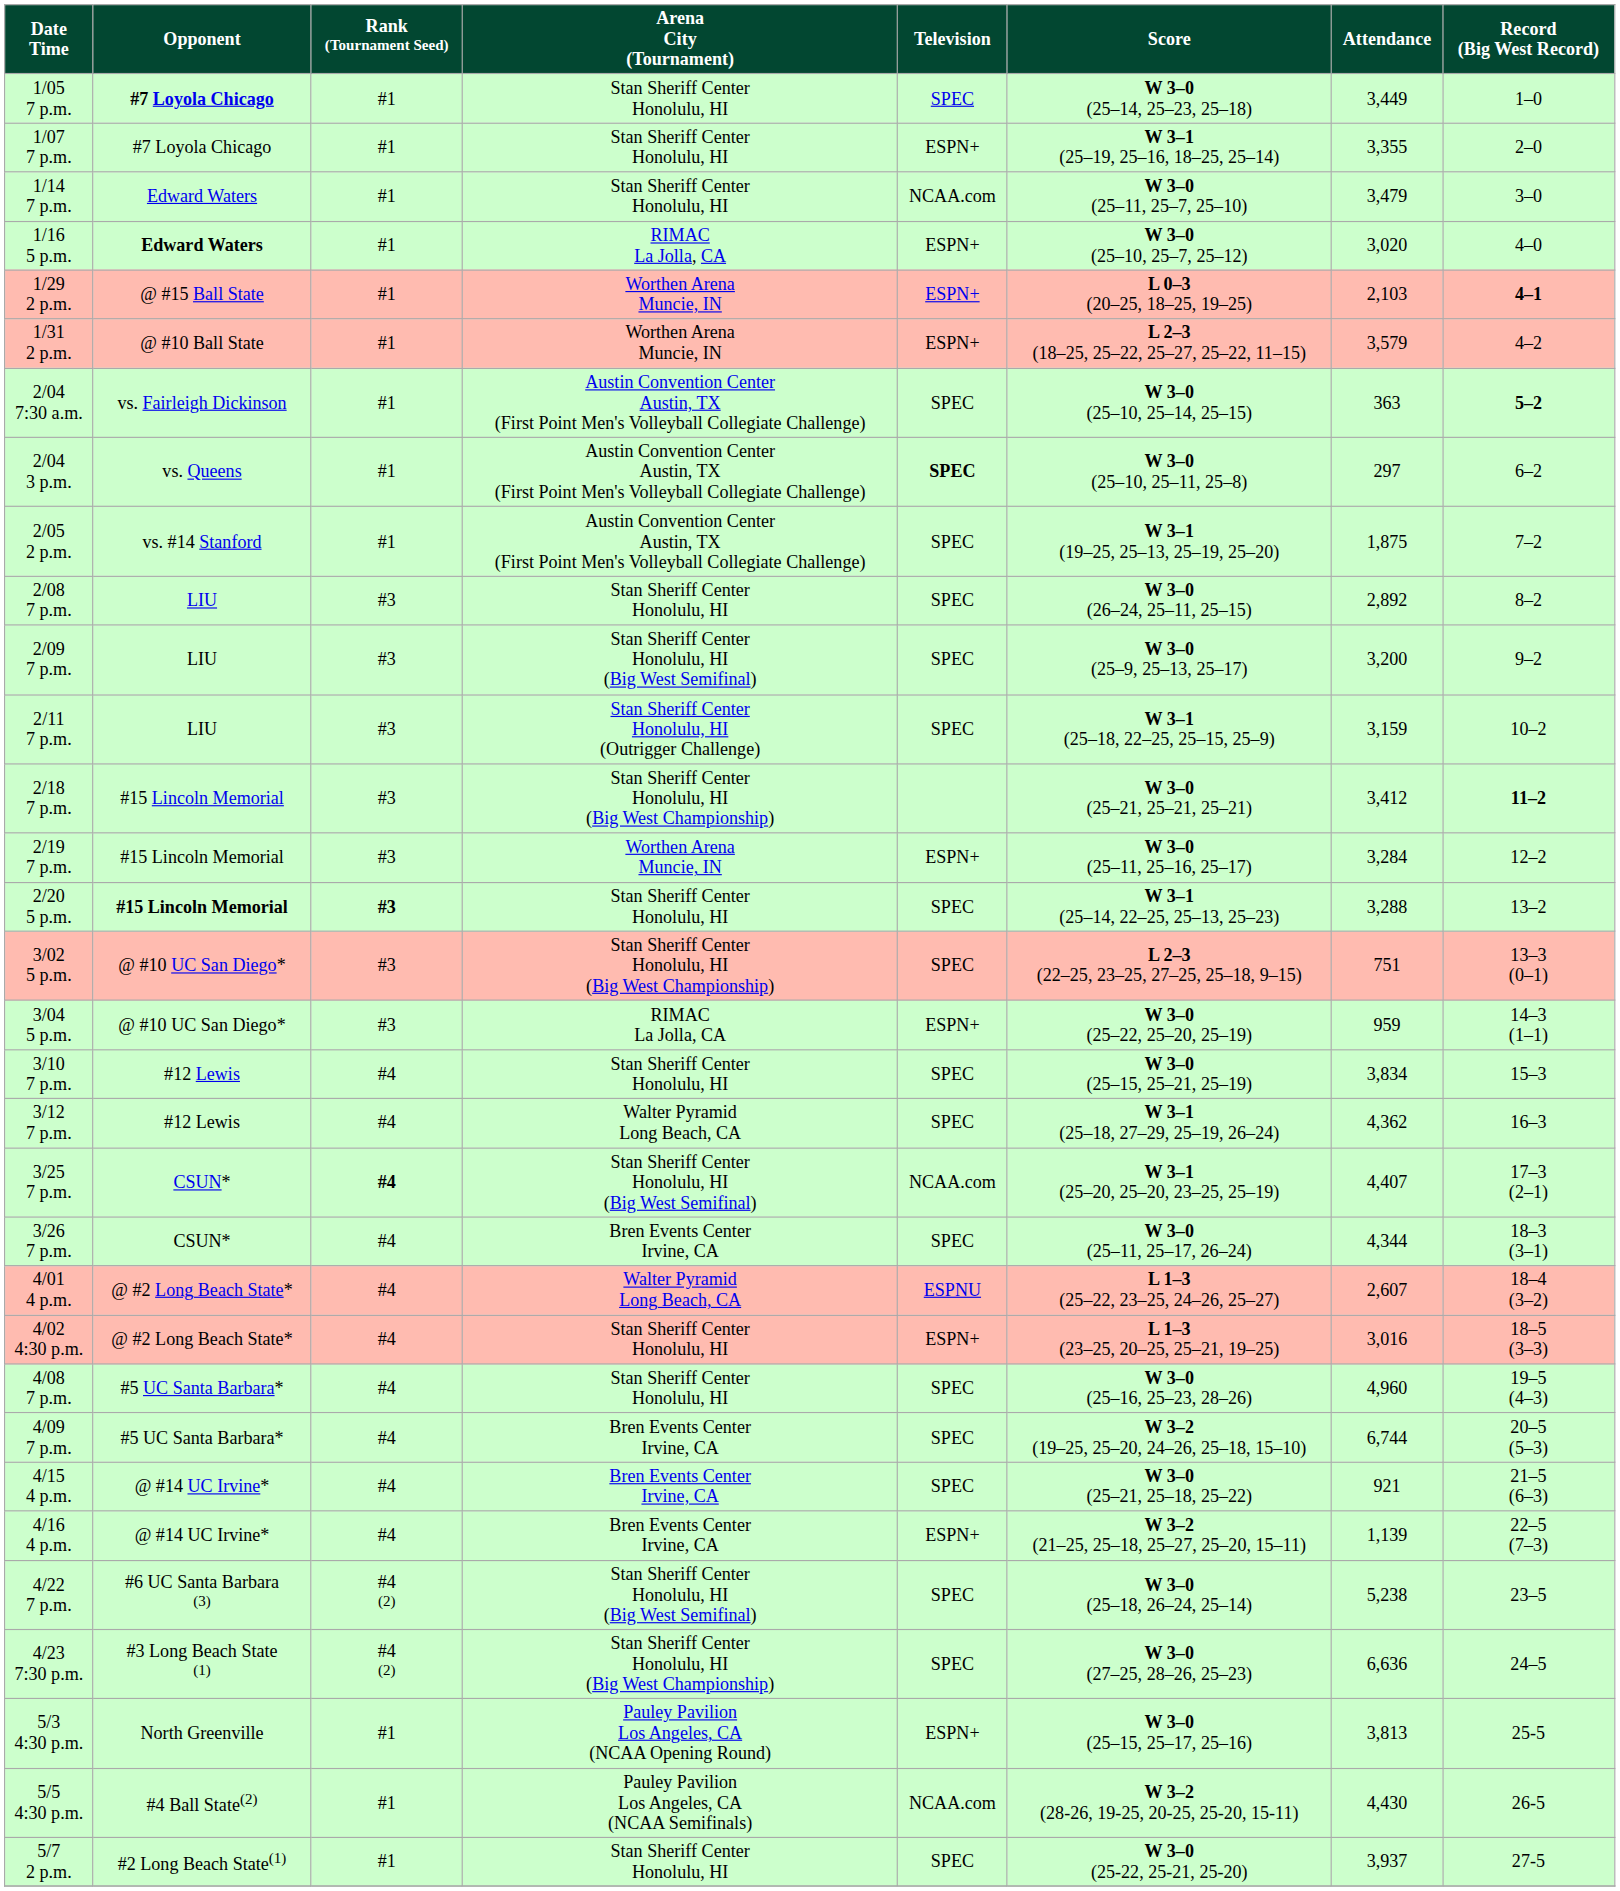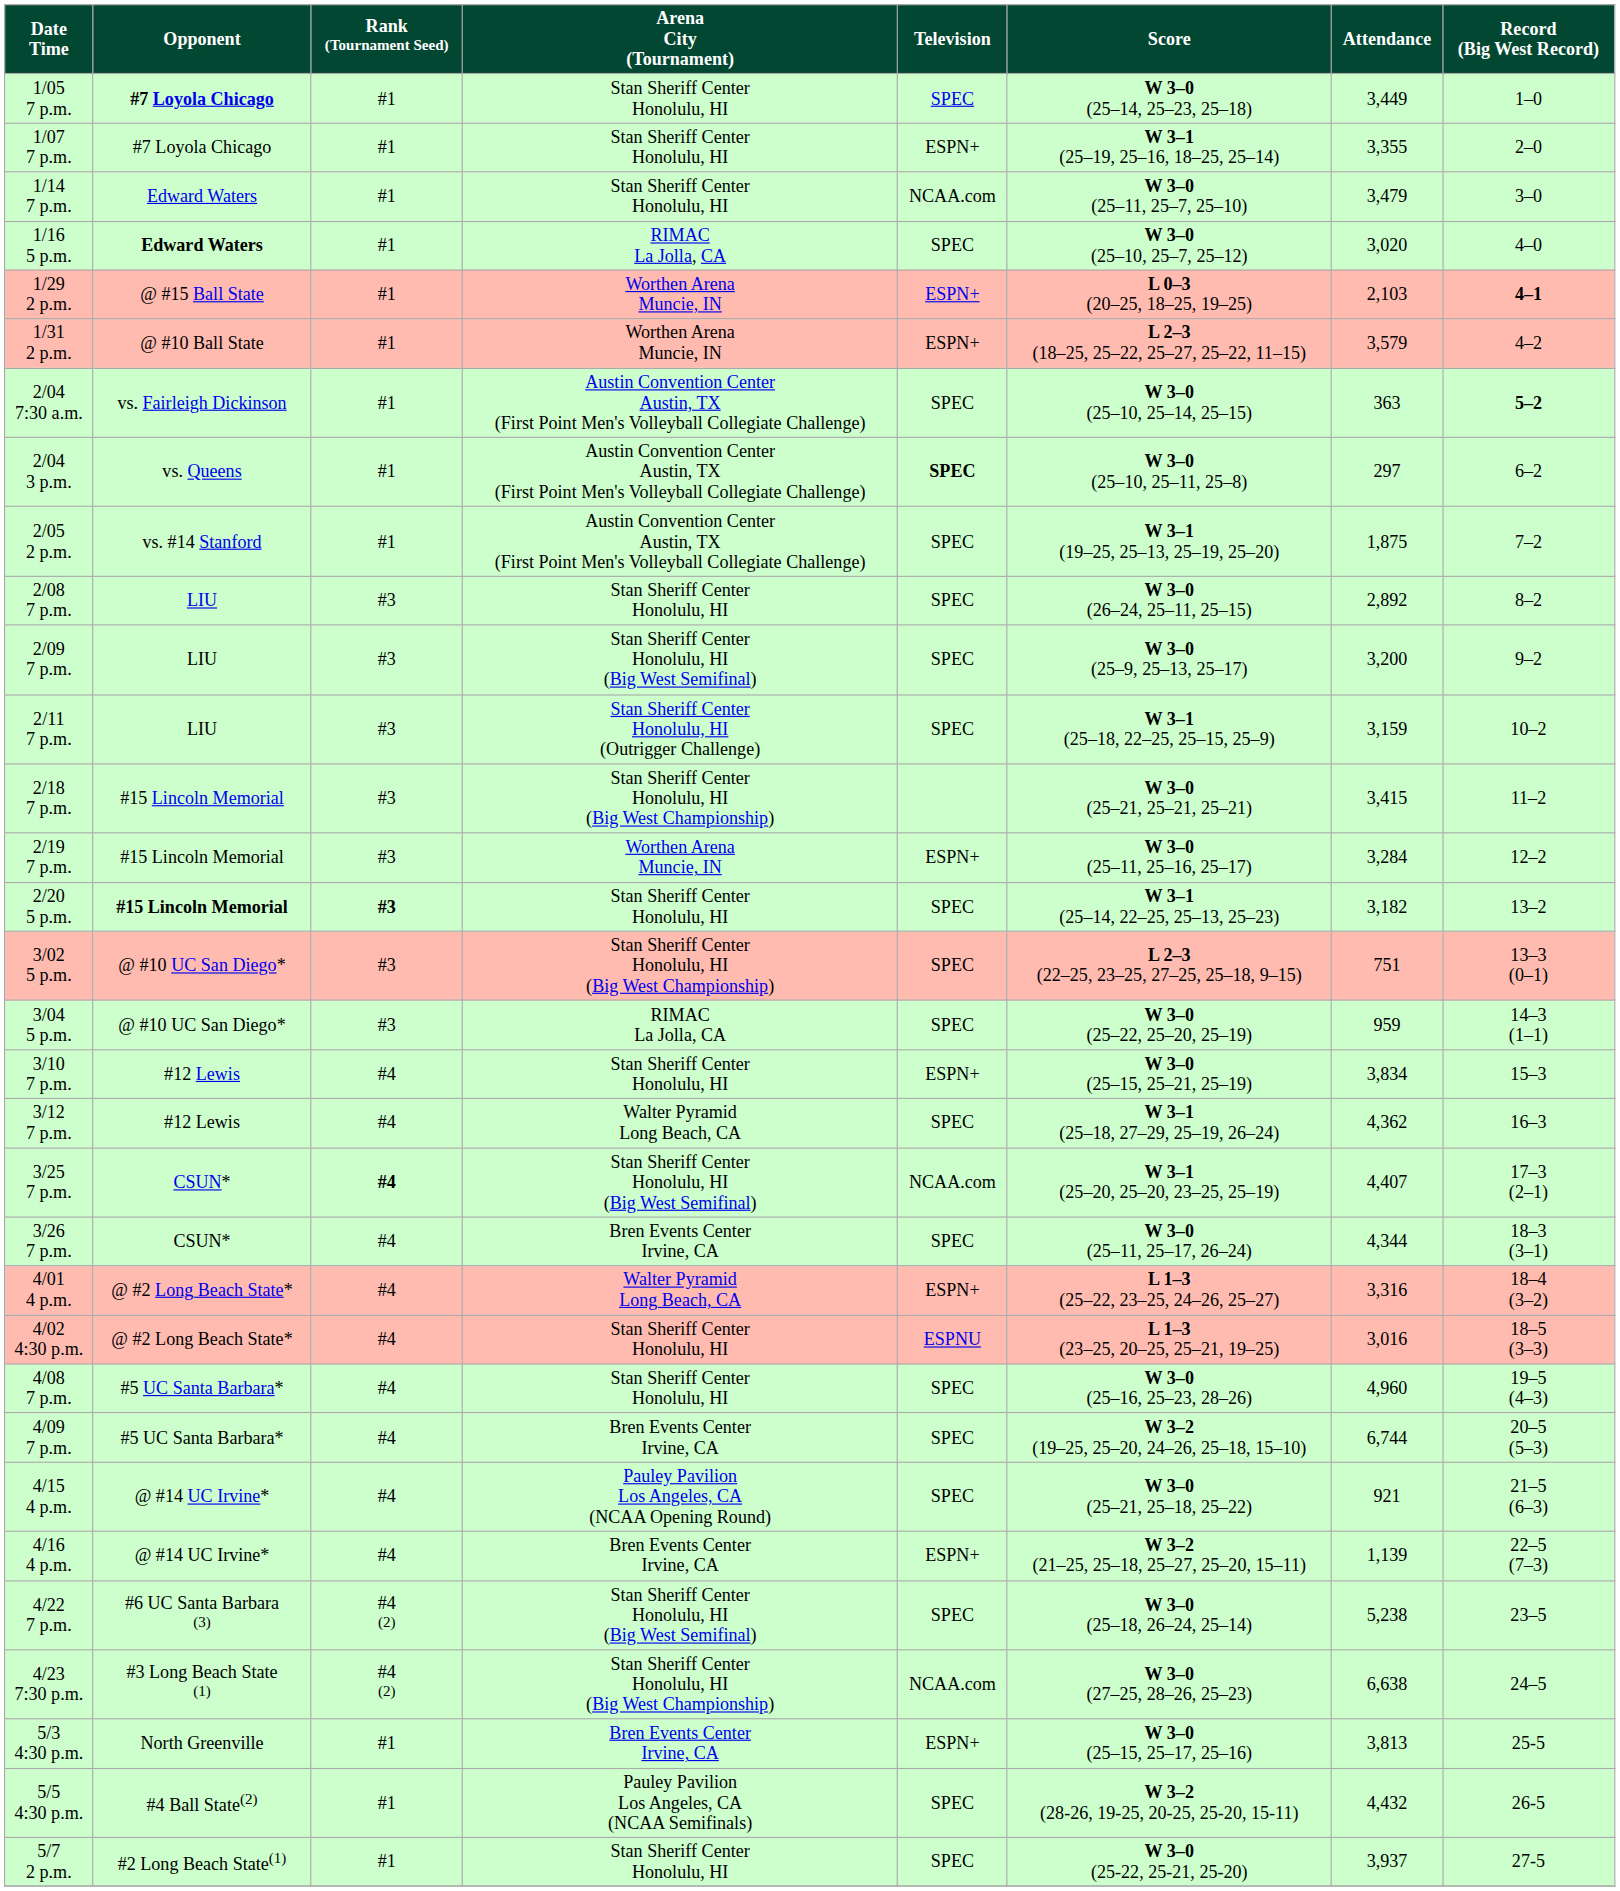(952, 245) ESPN+ -> (952, 245) SPEC
(1387, 798) 3,412 -> (1387, 798) 3,415
(1528, 798) bold -> (1528, 798) normal
(1387, 906) 3,288 -> (1387, 906) 3,182
(952, 1024) ESPN+ -> (952, 1024) SPEC
(952, 1073) SPEC -> (952, 1073) ESPN+
(952, 1290) ESPNU -> (952, 1290) ESPN+
(1387, 1290) 2,607 -> (1387, 1290) 3,316
(952, 1339) ESPN+ -> (952, 1339) ESPNU
(680, 1486) Bren Events Center Irvine, CA -> (680, 1496) Pauley Pavilion Los Angeles, CA (NCAA Opening Round)
(952, 1663) SPEC -> (952, 1684) NCAA.com
(1387, 1663) 6,636 -> (1387, 1684) 6,638
(680, 1733) Pauley Pavilion Los Angeles, CA (NCAA Opening Round) -> (680, 1743) Bren Events Center Irvine, CA
(952, 1802) NCAA.com -> (952, 1802) SPEC
(1387, 1802) 4,430 -> (1387, 1802) 4,432
